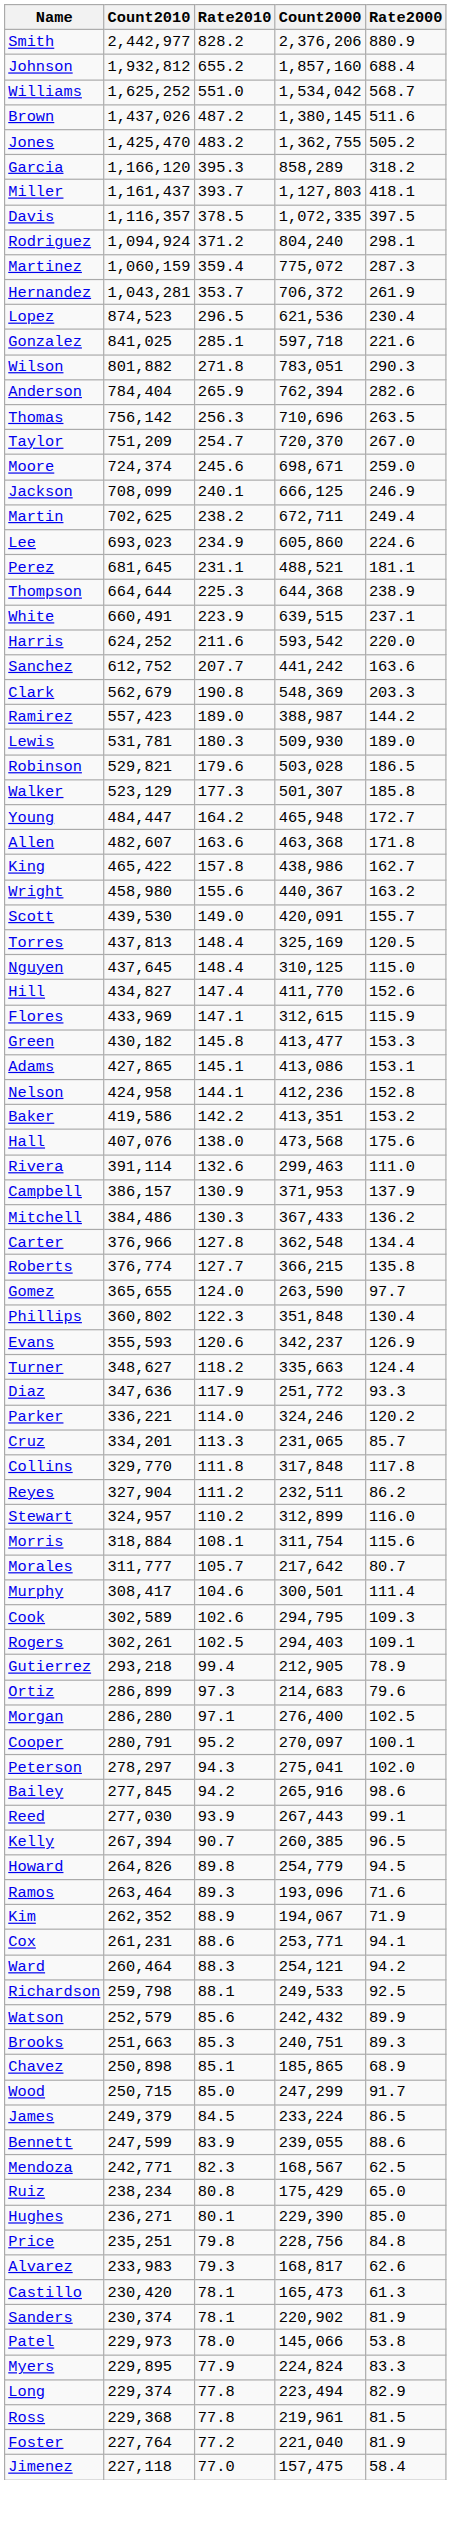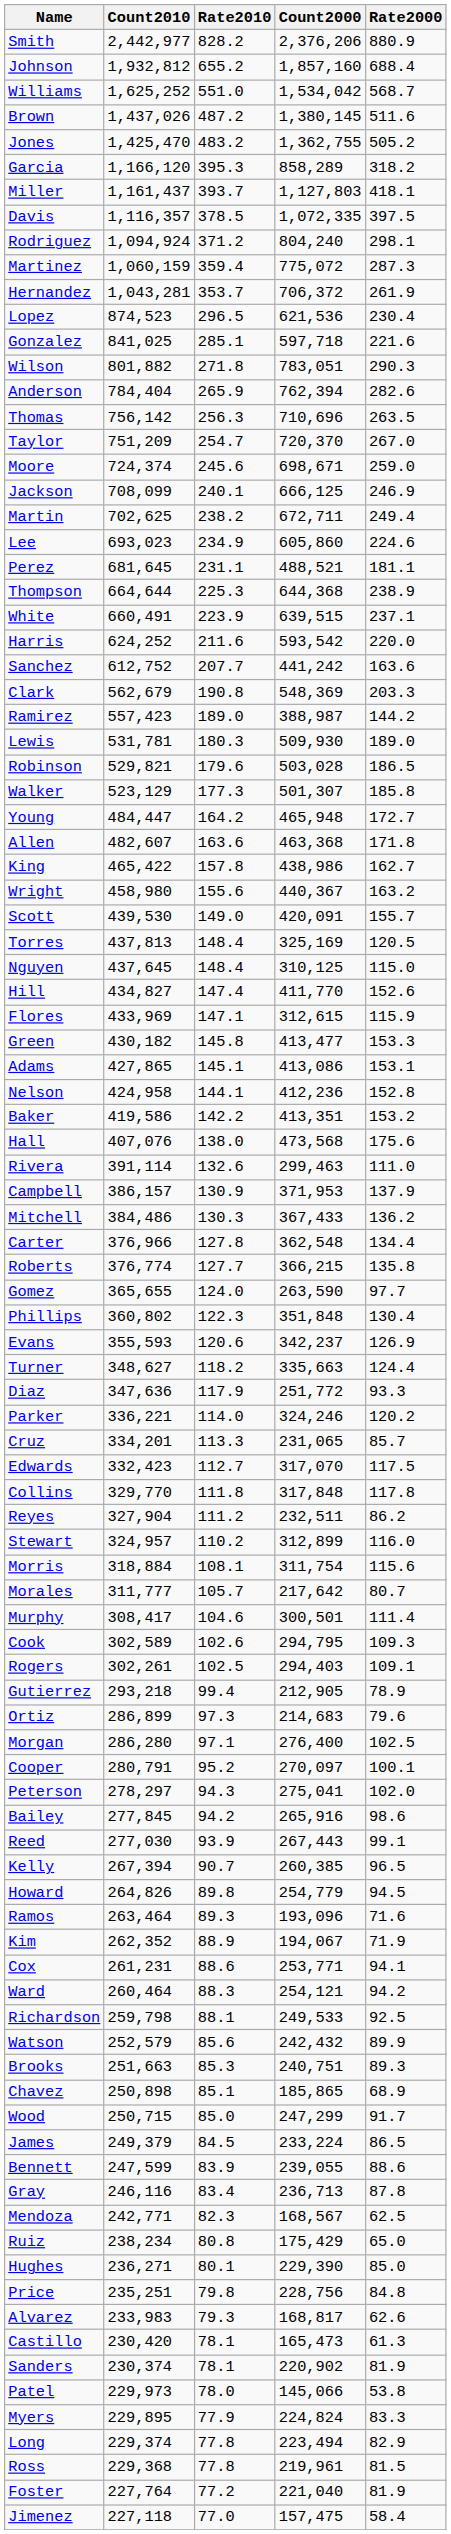+ row: (40, 1467)
+ row: (27, 2192)
